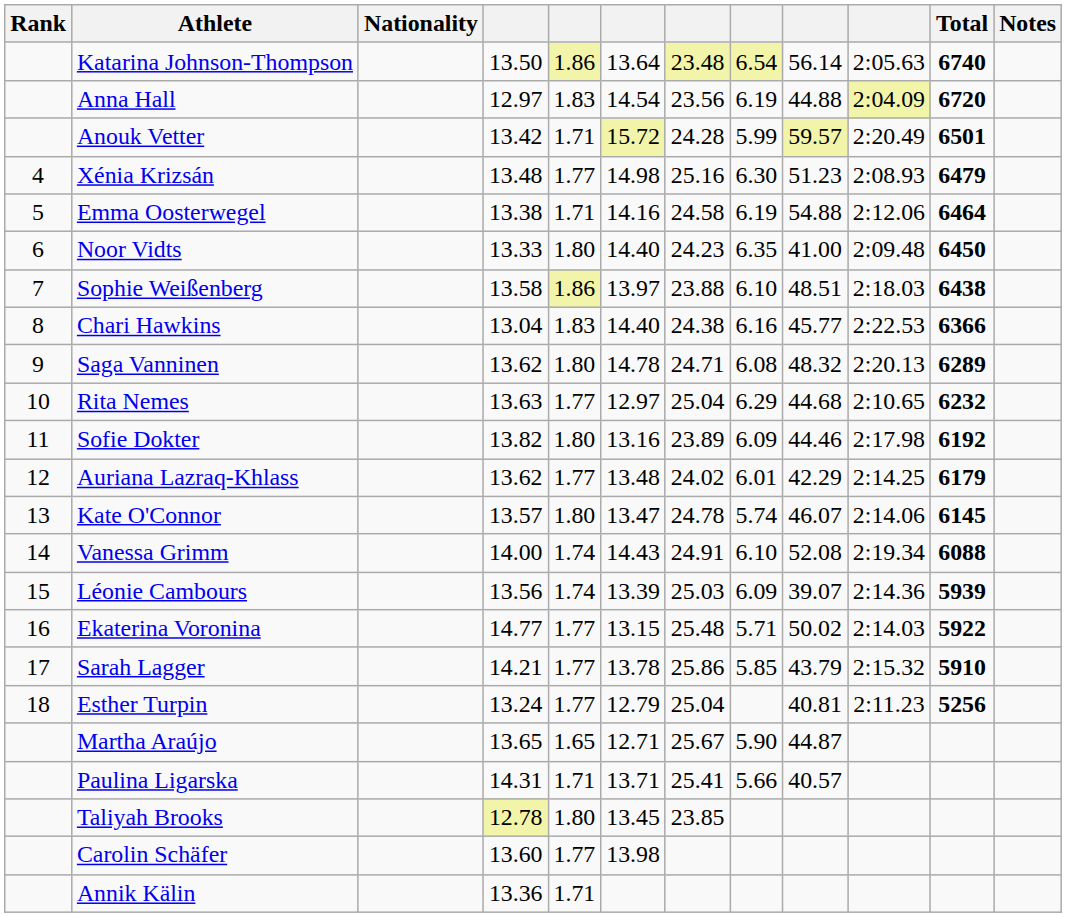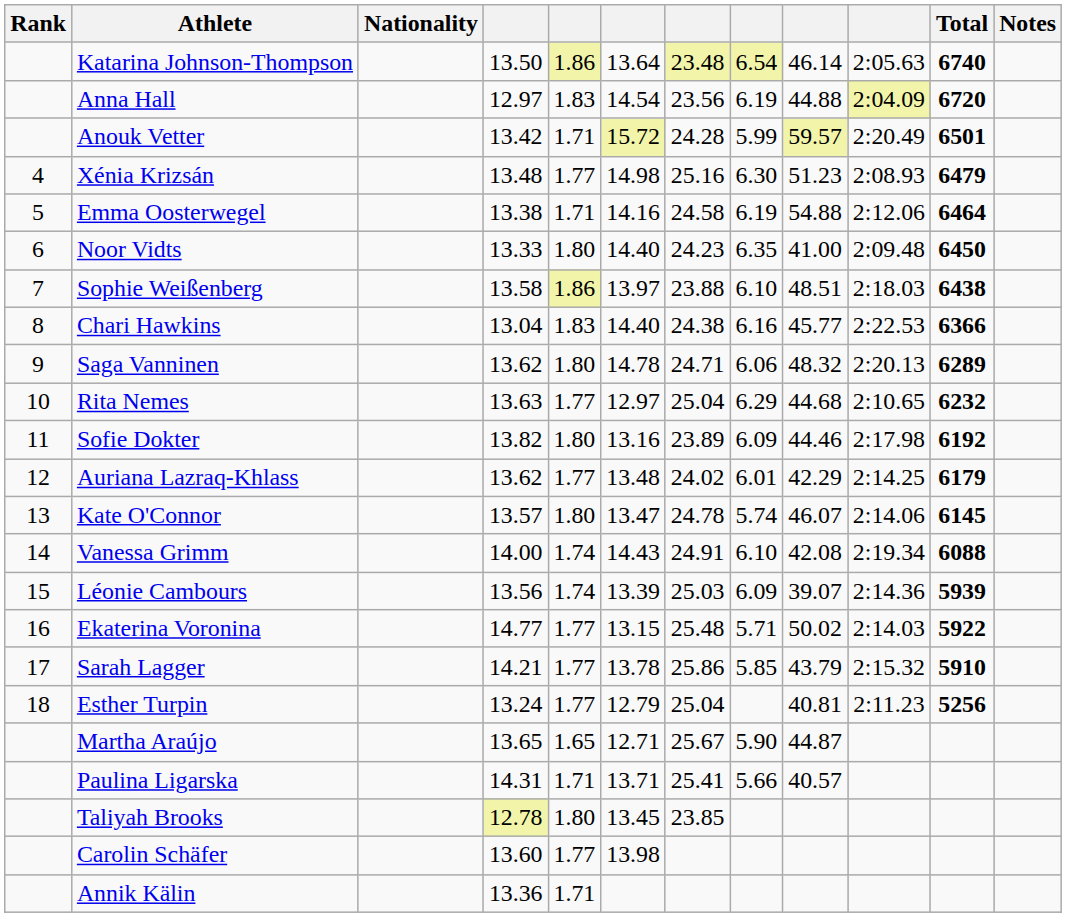(815, 61) 56.14 -> (815, 61) 46.14
(756, 363) 6.08 -> (756, 363) 6.06
(815, 552) 52.08 -> (815, 552) 42.08
